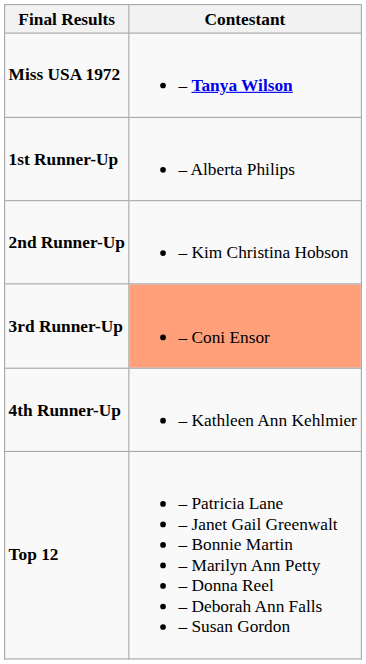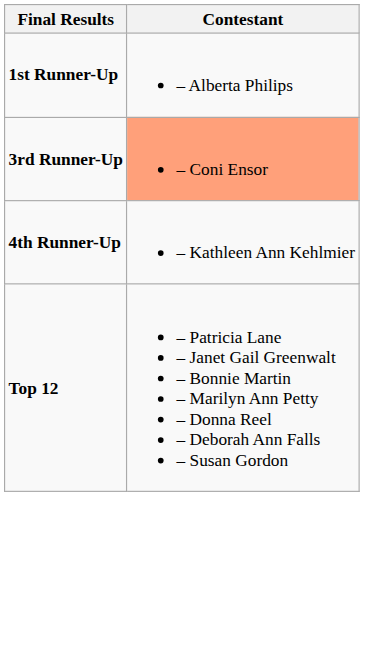- row: (64, 75)
- row: (67, 242)
